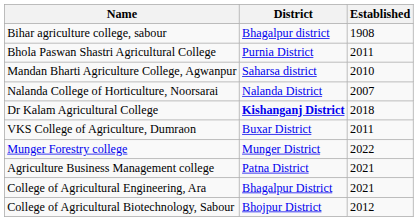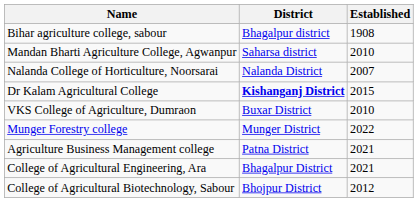- row: (112, 52)
(362, 110) 2018 -> (362, 91) 2015
(362, 129) 2011 -> (362, 110) 2010
